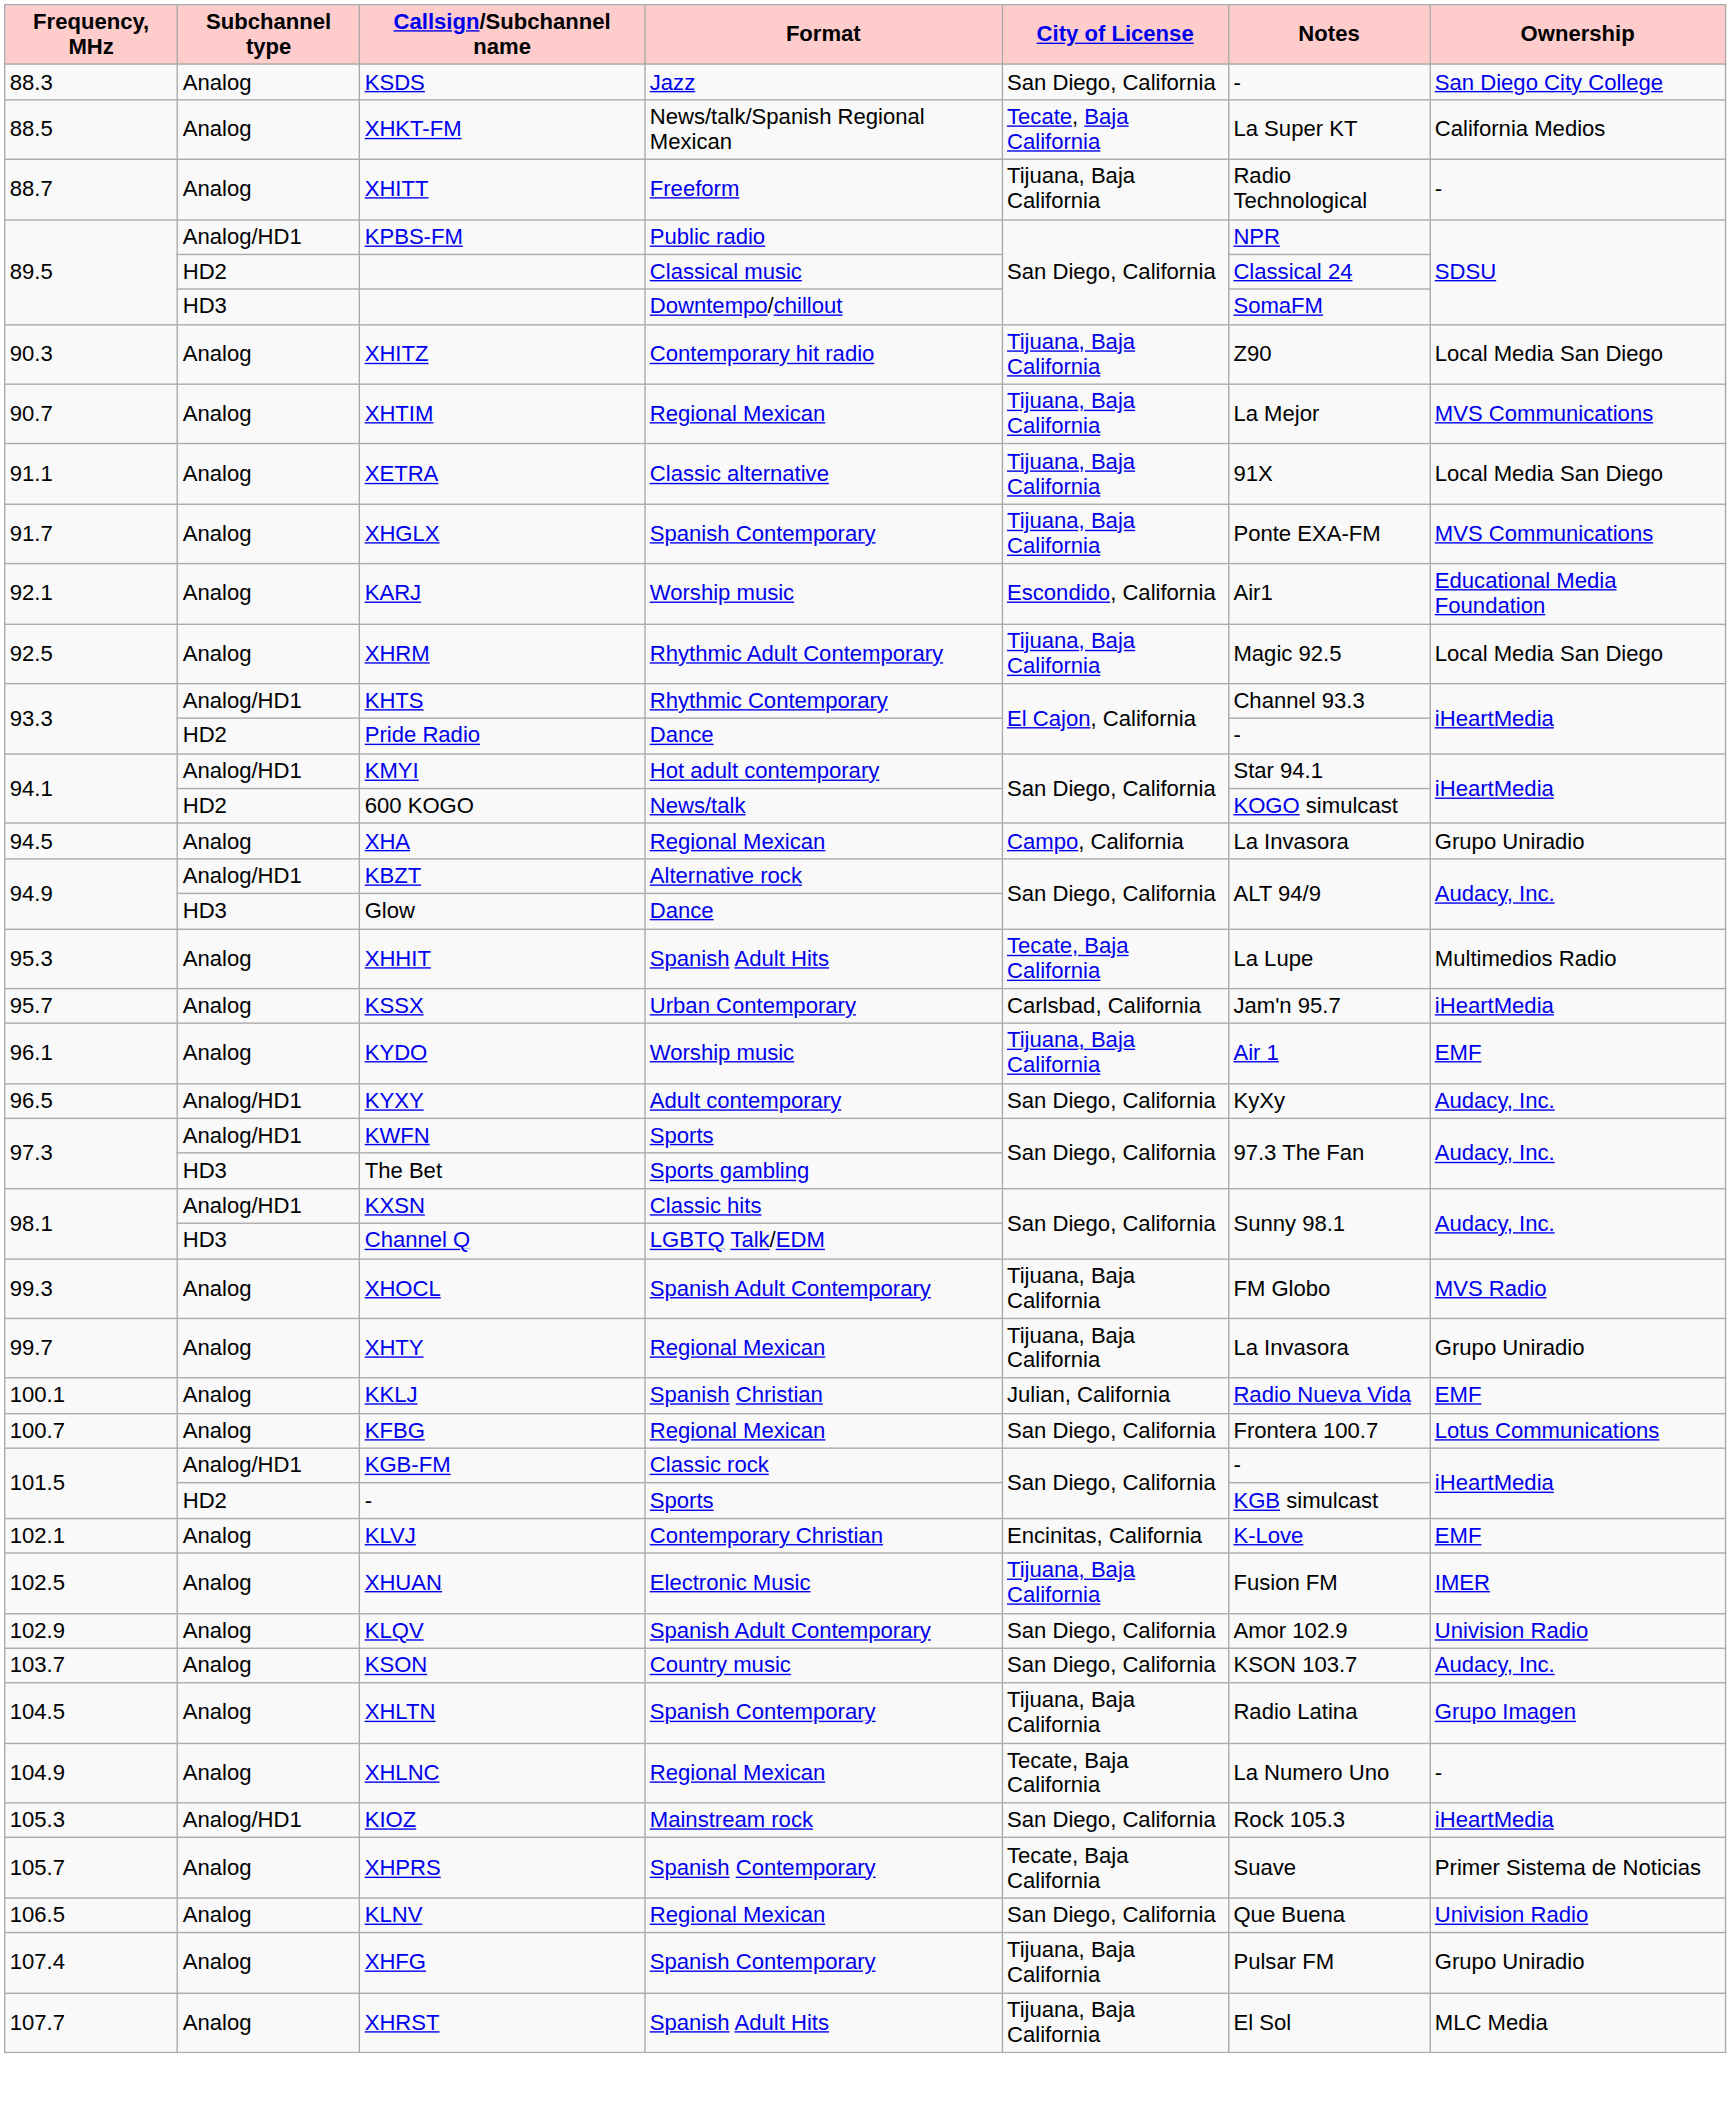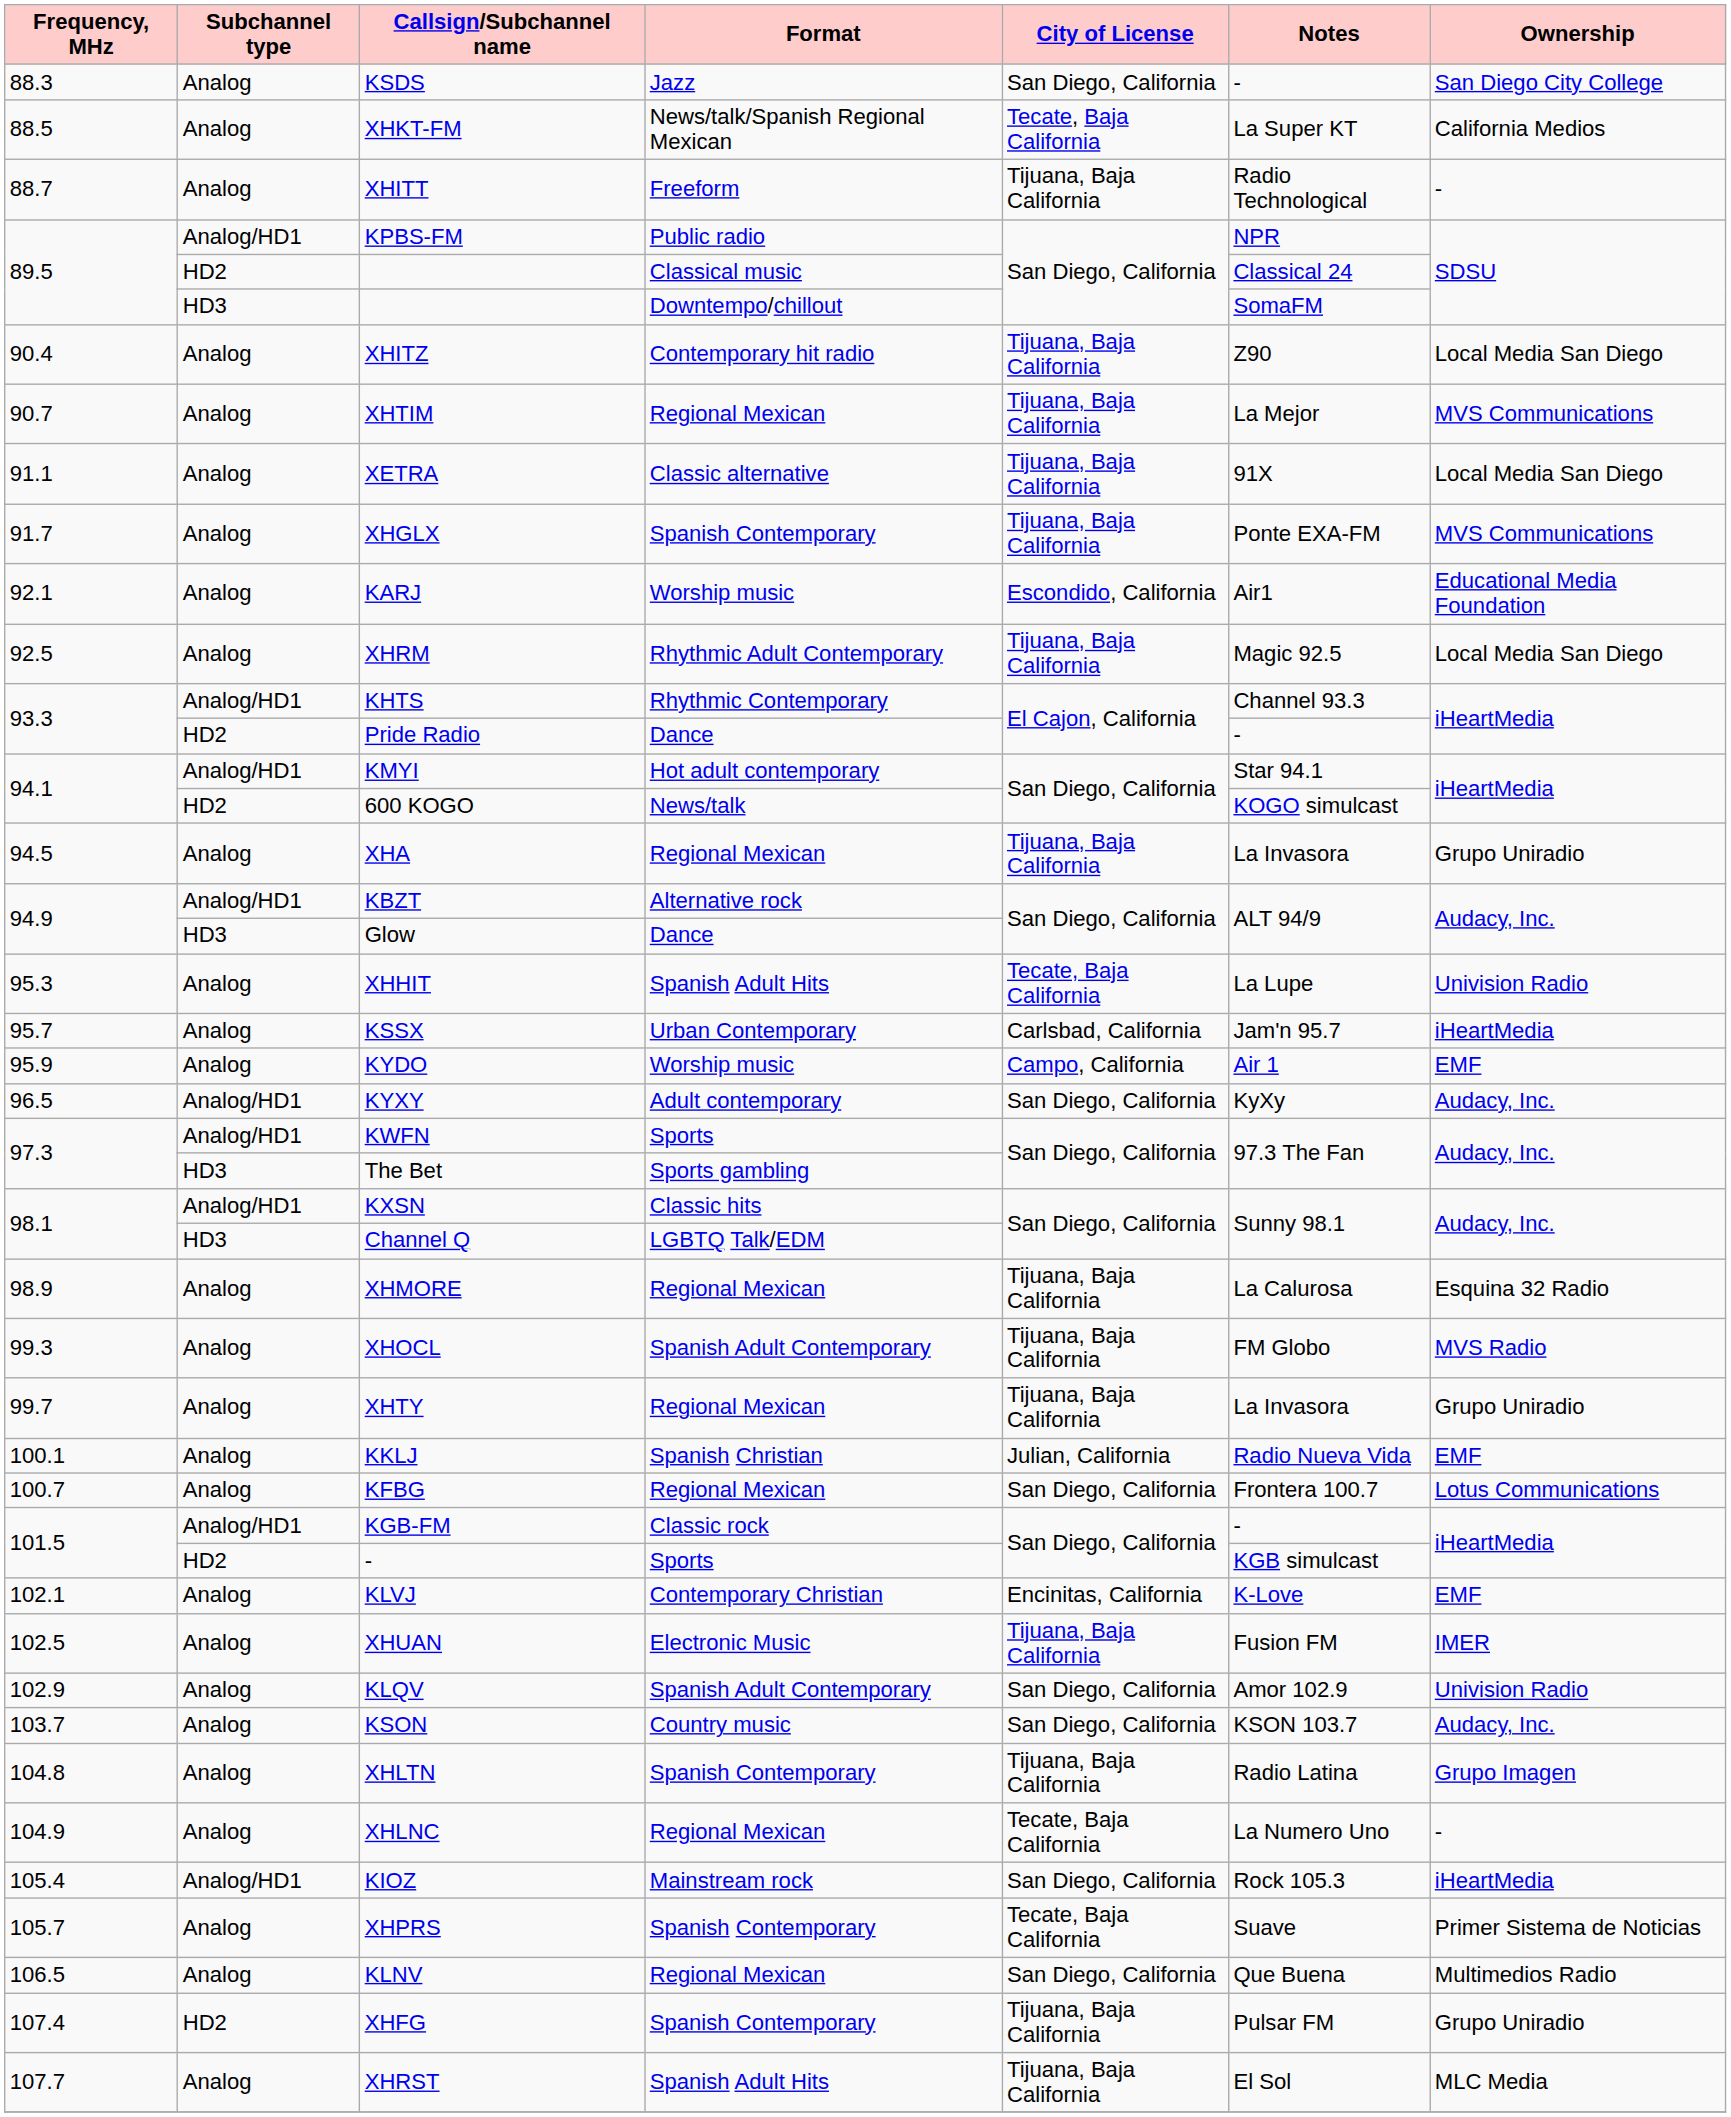(31, 354) 90.3 -> (31, 354) 90.4
(1095, 840) Campo, California -> (1071, 853) Tijuana, Baja California
(1526, 958) Multimedios Radio -> (1512, 983) Univision Radio
(31, 1053) 96.1 -> (31, 1065) 95.9
(1071, 1053) Tijuana, Baja California -> (1095, 1065) Campo, California
+ row: (413, 1288)
(37, 1712) 104.5 -> (37, 1772) 104.8
(37, 1820) 105.3 -> (37, 1880) 105.4
(1512, 1915) Univision Radio -> (1526, 1974) Multimedios Radio
(217, 1962) Analog -> (205, 2022) HD2
